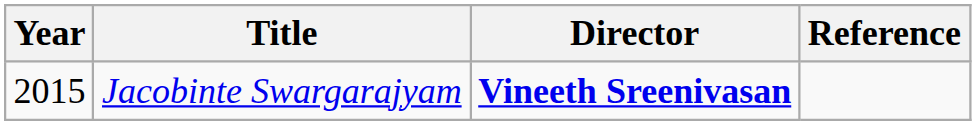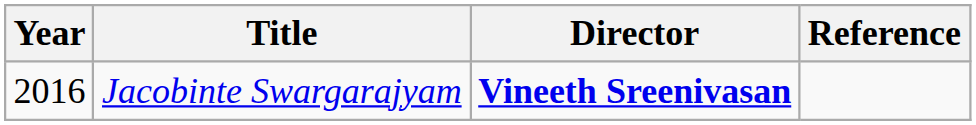(49, 90) 2015 -> (49, 90) 2016
